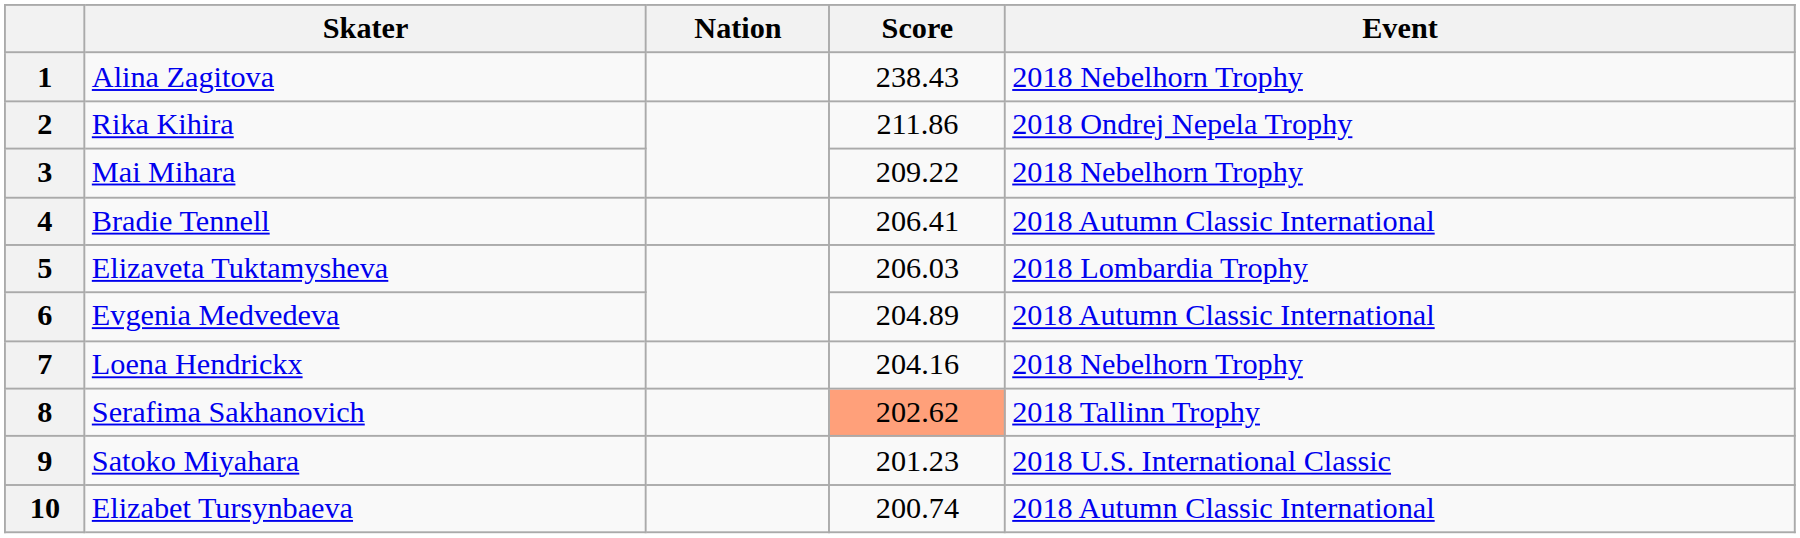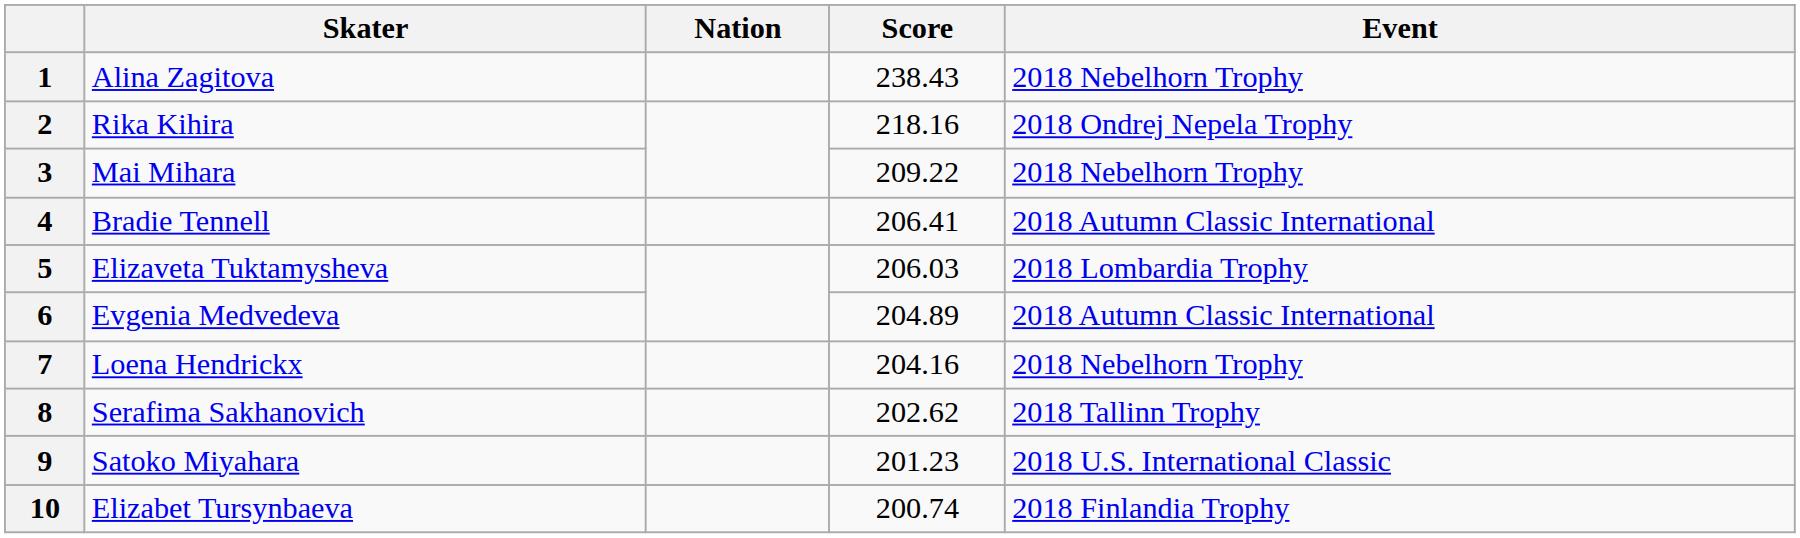(917, 124) 211.86 -> (917, 124) 218.16
(917, 412) lightsalmon background -> (917, 412) no background
(1223, 508) 2018 Autumn Classic International -> (1151, 508) 2018 Finlandia Trophy
